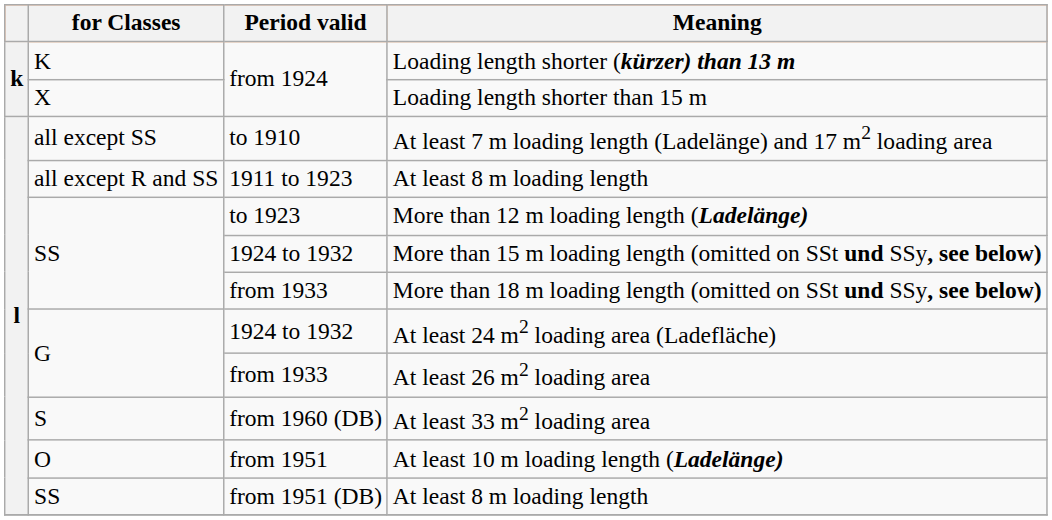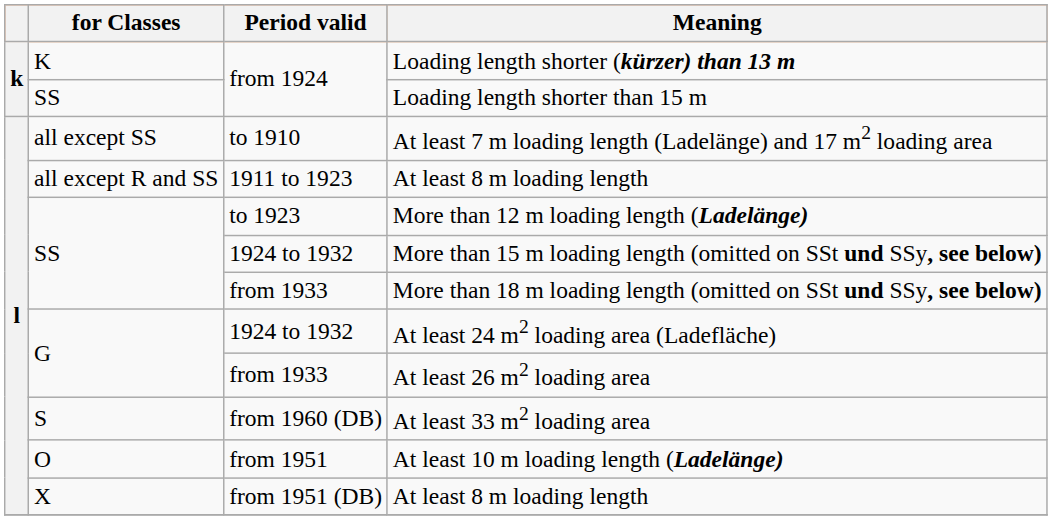(43, 97) X -> (47, 97) SS
(47, 496) SS -> (43, 496) X
